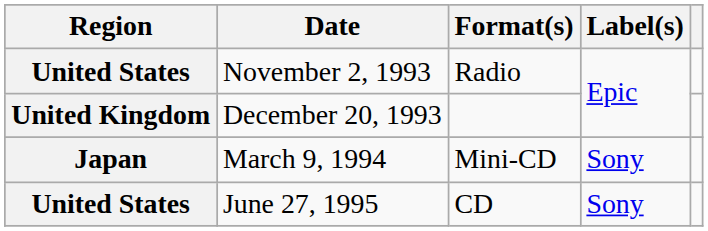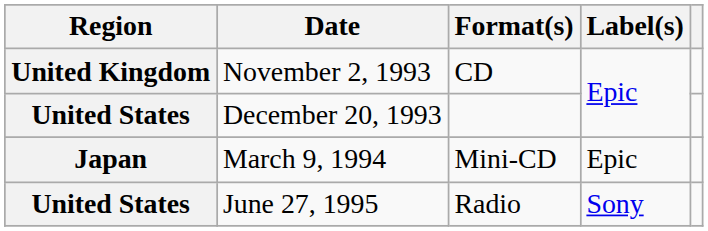(111, 70) United States -> (111, 70) United Kingdom
(488, 70) Radio -> (474, 70) CD
(111, 114) United Kingdom -> (111, 114) United States
(615, 159) Sony -> (612, 159) Epic
(474, 203) CD -> (488, 203) Radio
